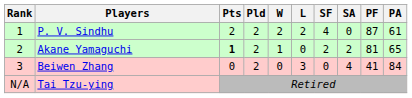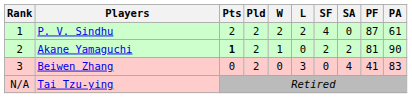(395, 48) 65 -> (395, 48) 90
(395, 66) 84 -> (395, 66) 83
